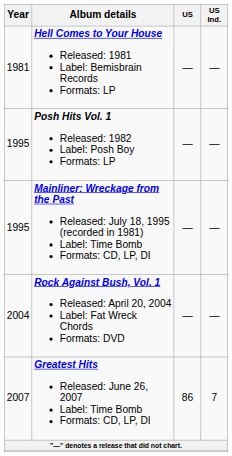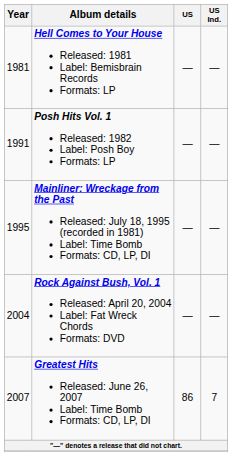(18, 144) 1995 -> (18, 144) 1991
